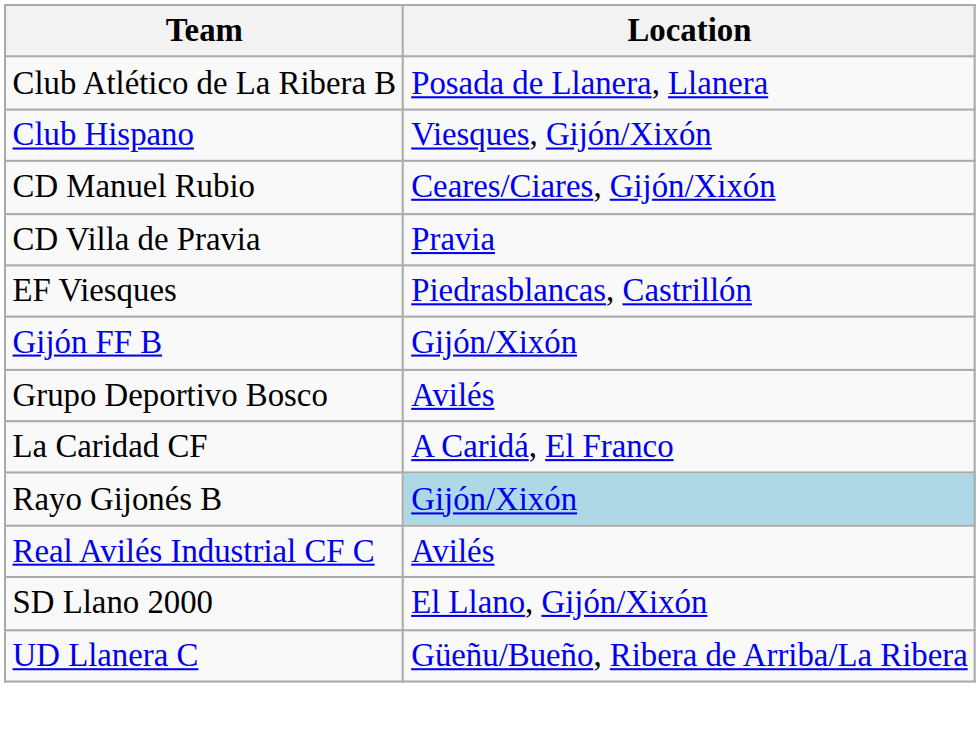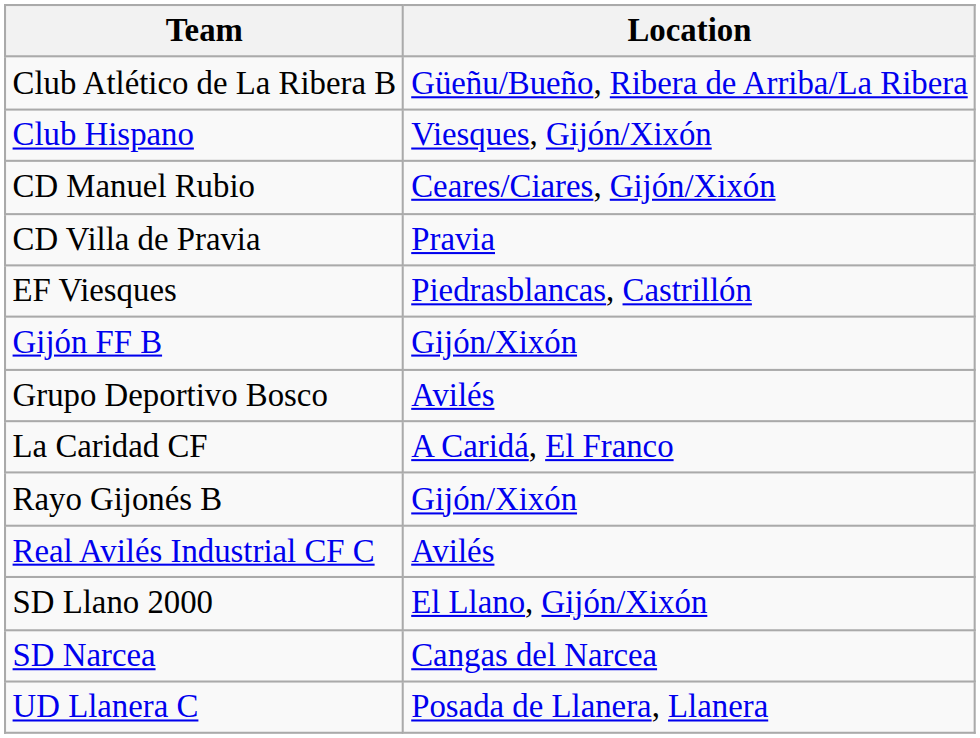(590, 82) Posada de Llanera, Llanera -> (689, 82) Güeñu/Bueño, Ribera de Arriba/La Ribera
(494, 498) lightblue background -> (494, 498) no background
+ row: (84, 654)
(689, 654) Güeñu/Bueño, Ribera de Arriba/La Ribera -> (590, 706) Posada de Llanera, Llanera
